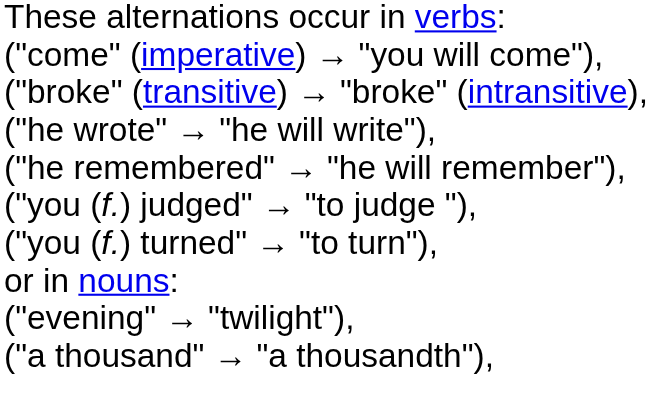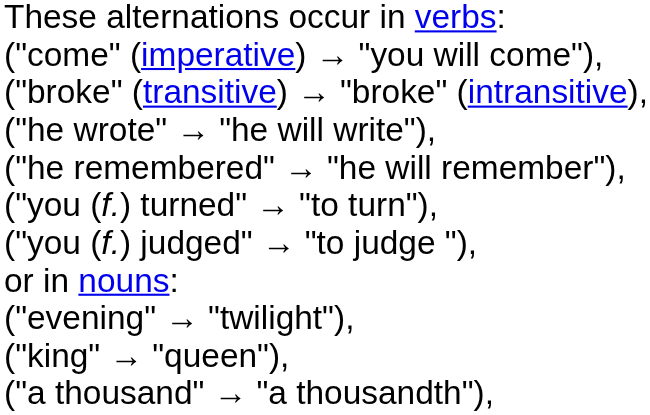rows swapped: (221, 242) <-> (241, 205)
+ row: (147, 355)
